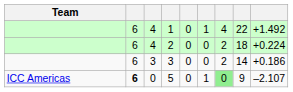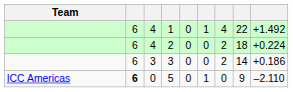(224, 78) lightgreen background -> (224, 78) no background
(269, 78) –2.107 -> (269, 78) –2.110
